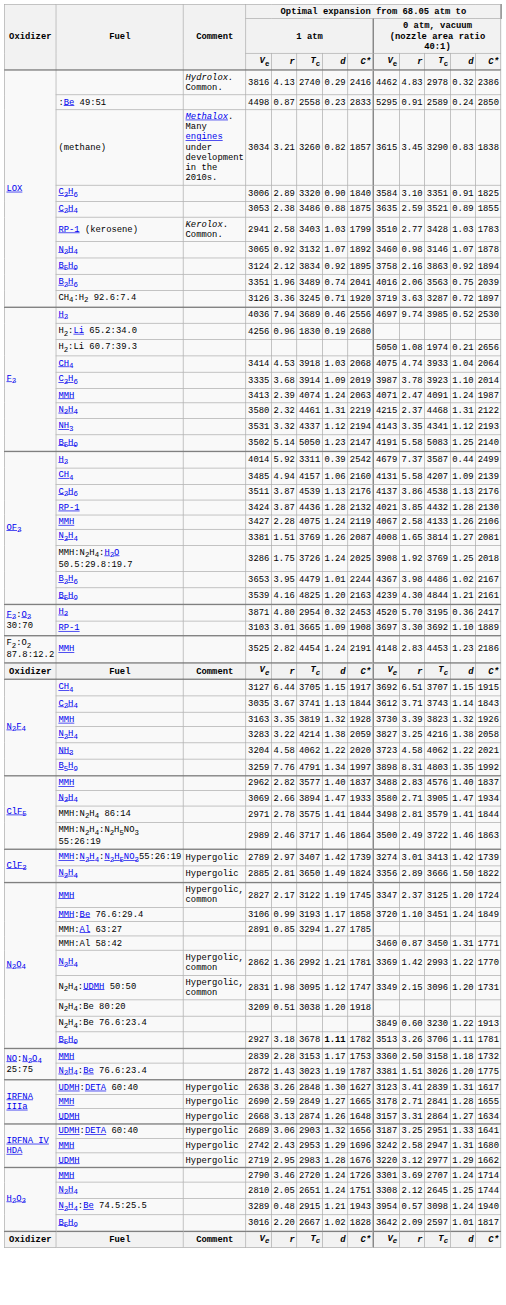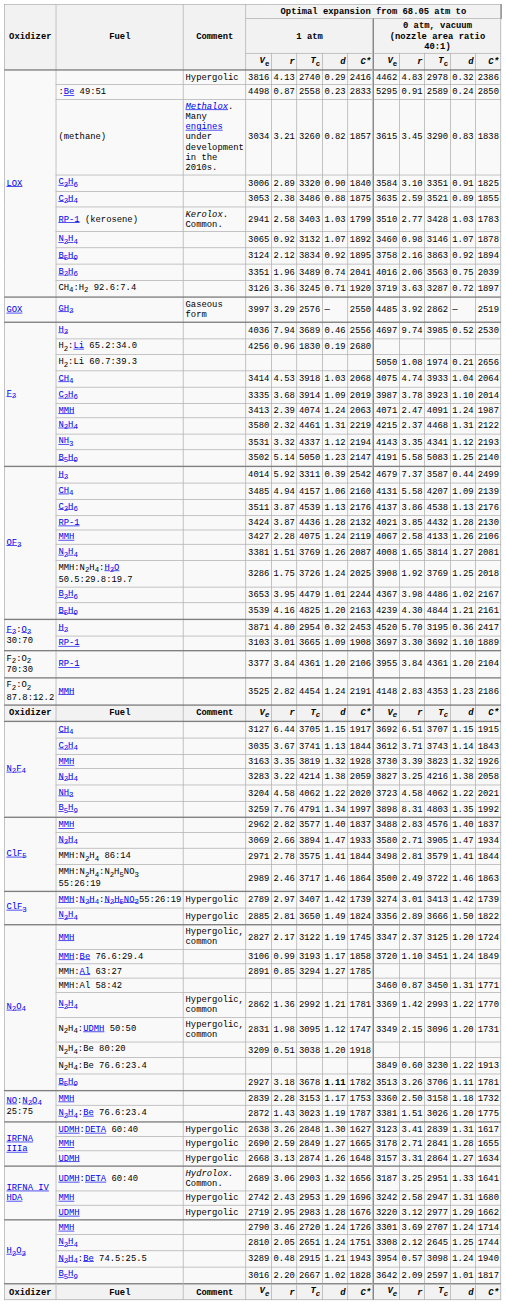(209, 83) Hydrolox. Common. -> (212, 78) Hypergolic
+ row: (66, 309)
+ row: (69, 664)
(437, 649) 4453 -> (437, 691) 4353
(212, 1131) Hypergolic -> (209, 1178) Hydrolox. Common.
